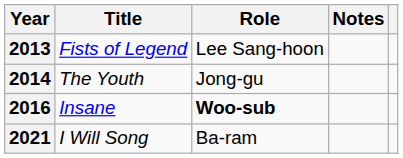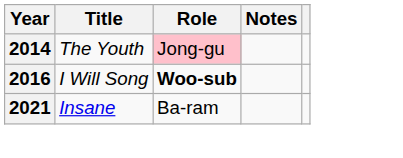- row: (30, 49)
(230, 78) no background -> (191, 49) pink background
(87, 108) Insane -> (104, 78) I Will Song
(104, 138) I Will Song -> (87, 108) Insane
